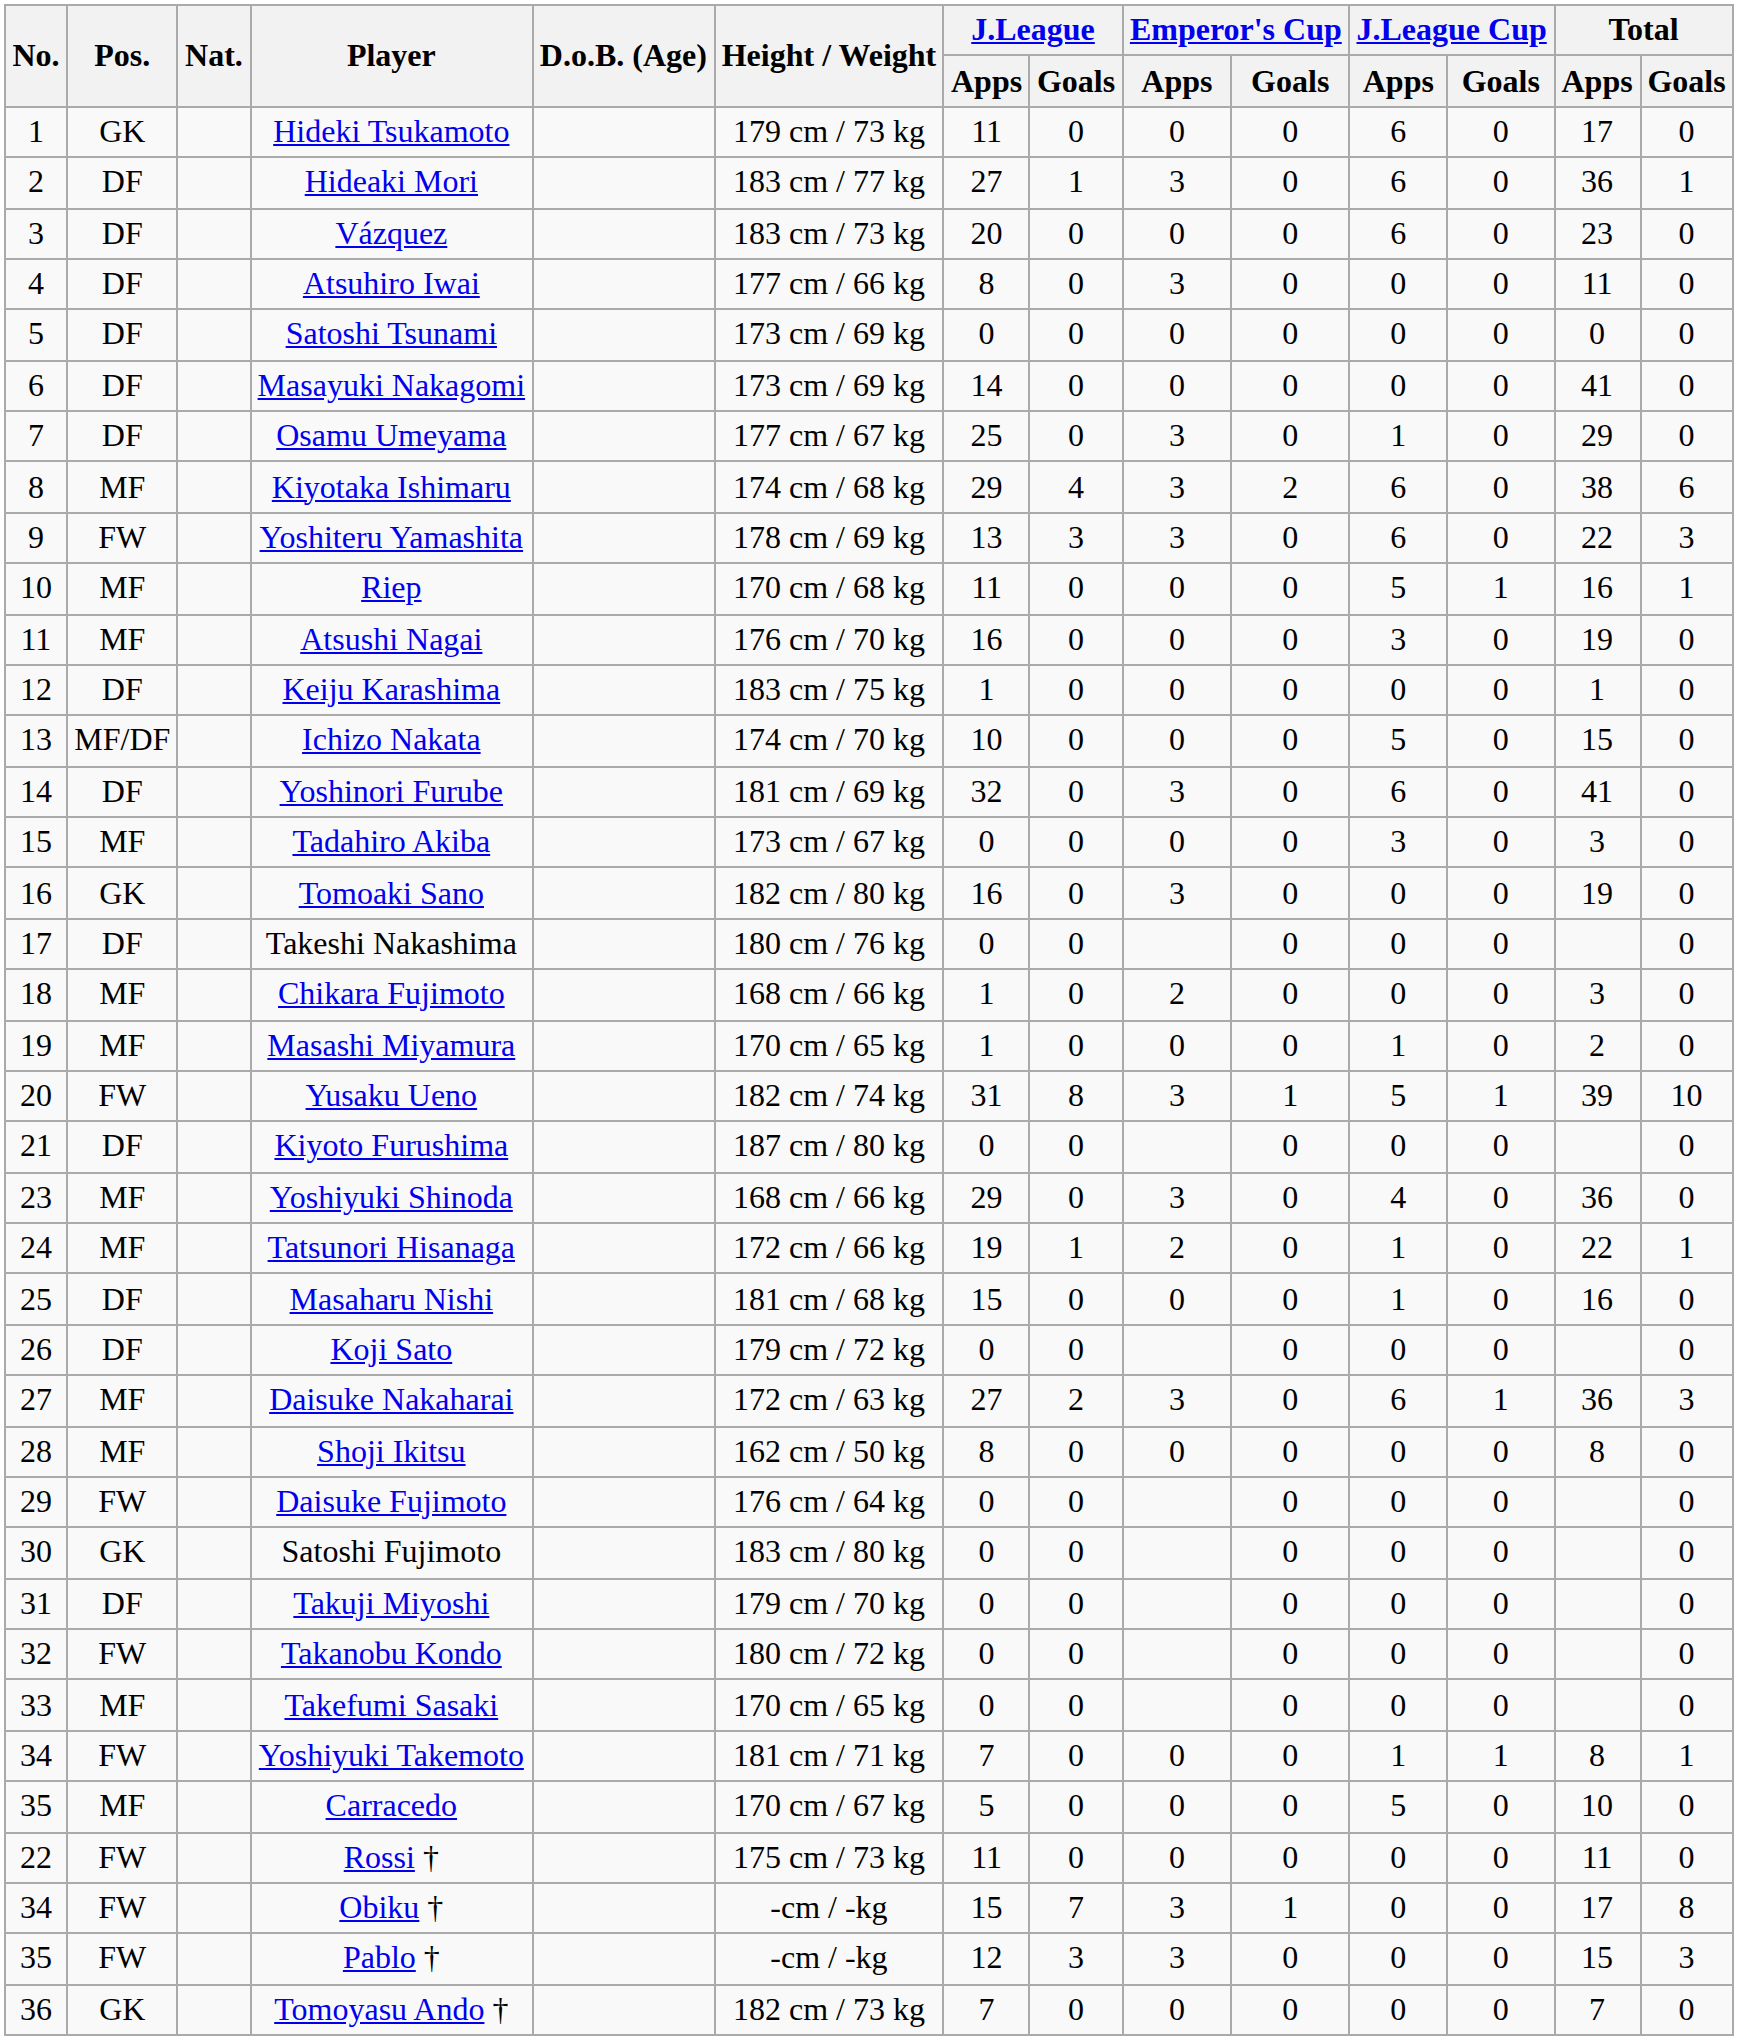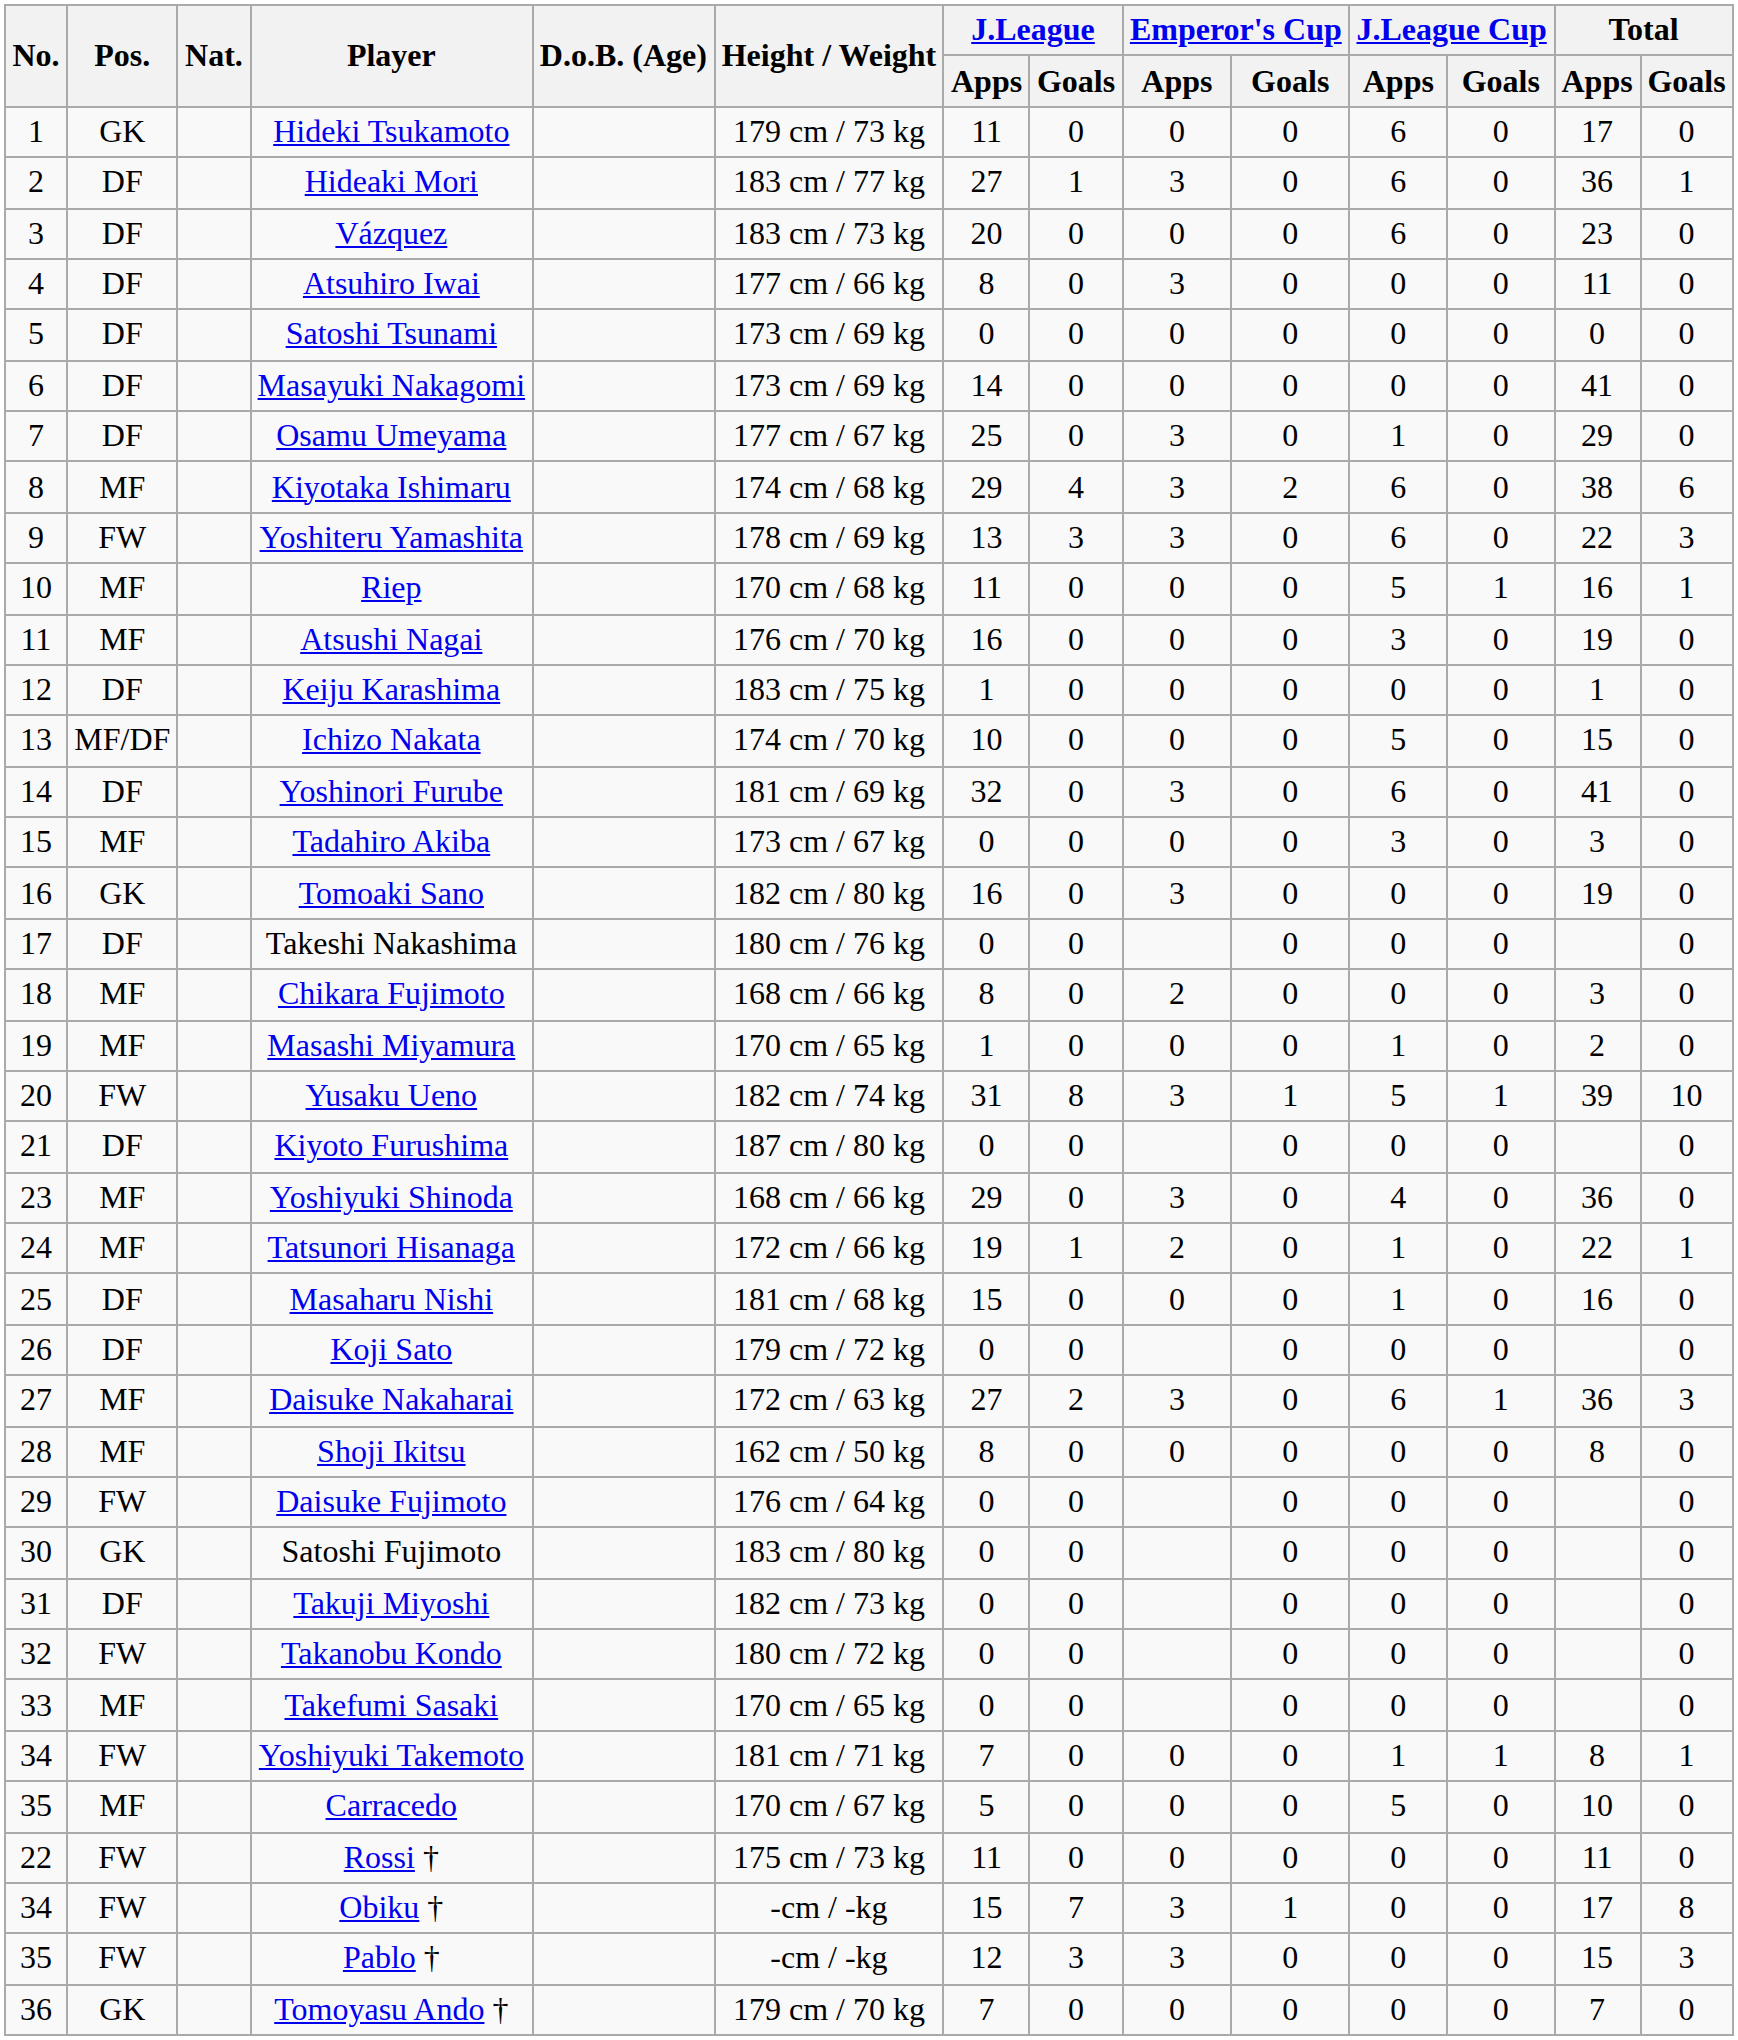(987, 994) 1 -> (987, 994) 8
(829, 1603) 179 cm / 70 kg -> (829, 1603) 182 cm / 73 kg
(829, 2009) 182 cm / 73 kg -> (829, 2009) 179 cm / 70 kg
